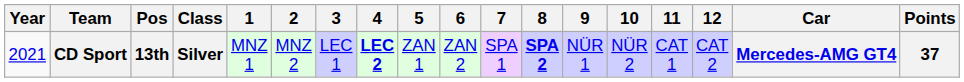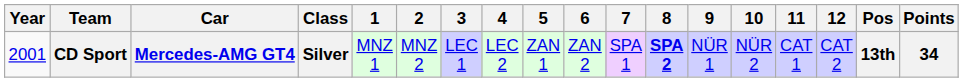columns swapped: (816, 18) <-> (152, 18)
(27, 54) 2021 -> (27, 54) 2001
(377, 54) bold -> (502, 54) normal
(930, 54) 37 -> (929, 54) 34
